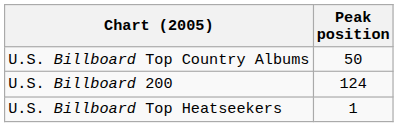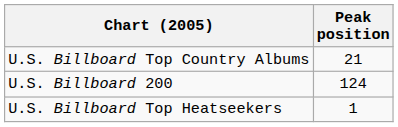(353, 59) 50 -> (353, 59) 21
